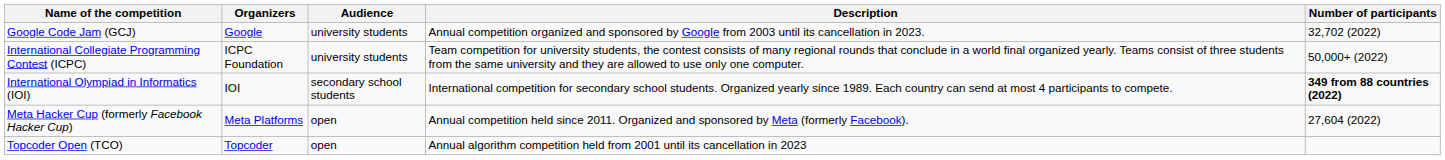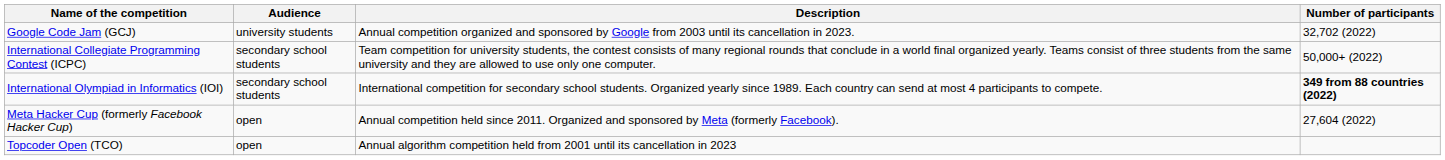- column: (265, 13)
(359, 57) university students -> (281, 57) secondary school students
